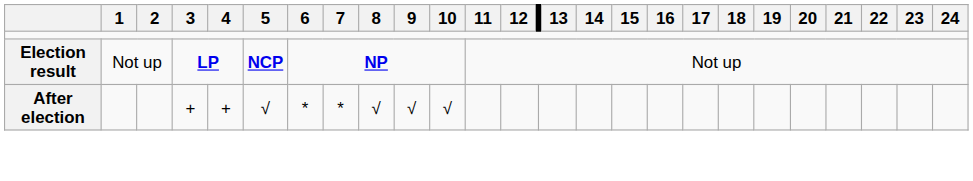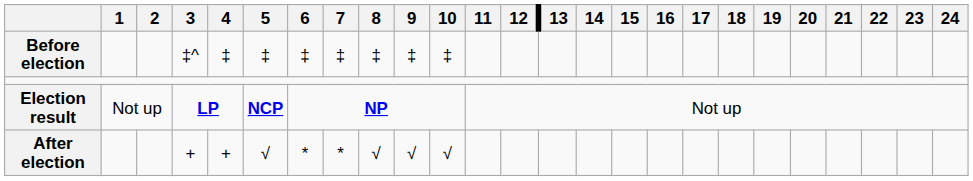+ row: (53, 54)
